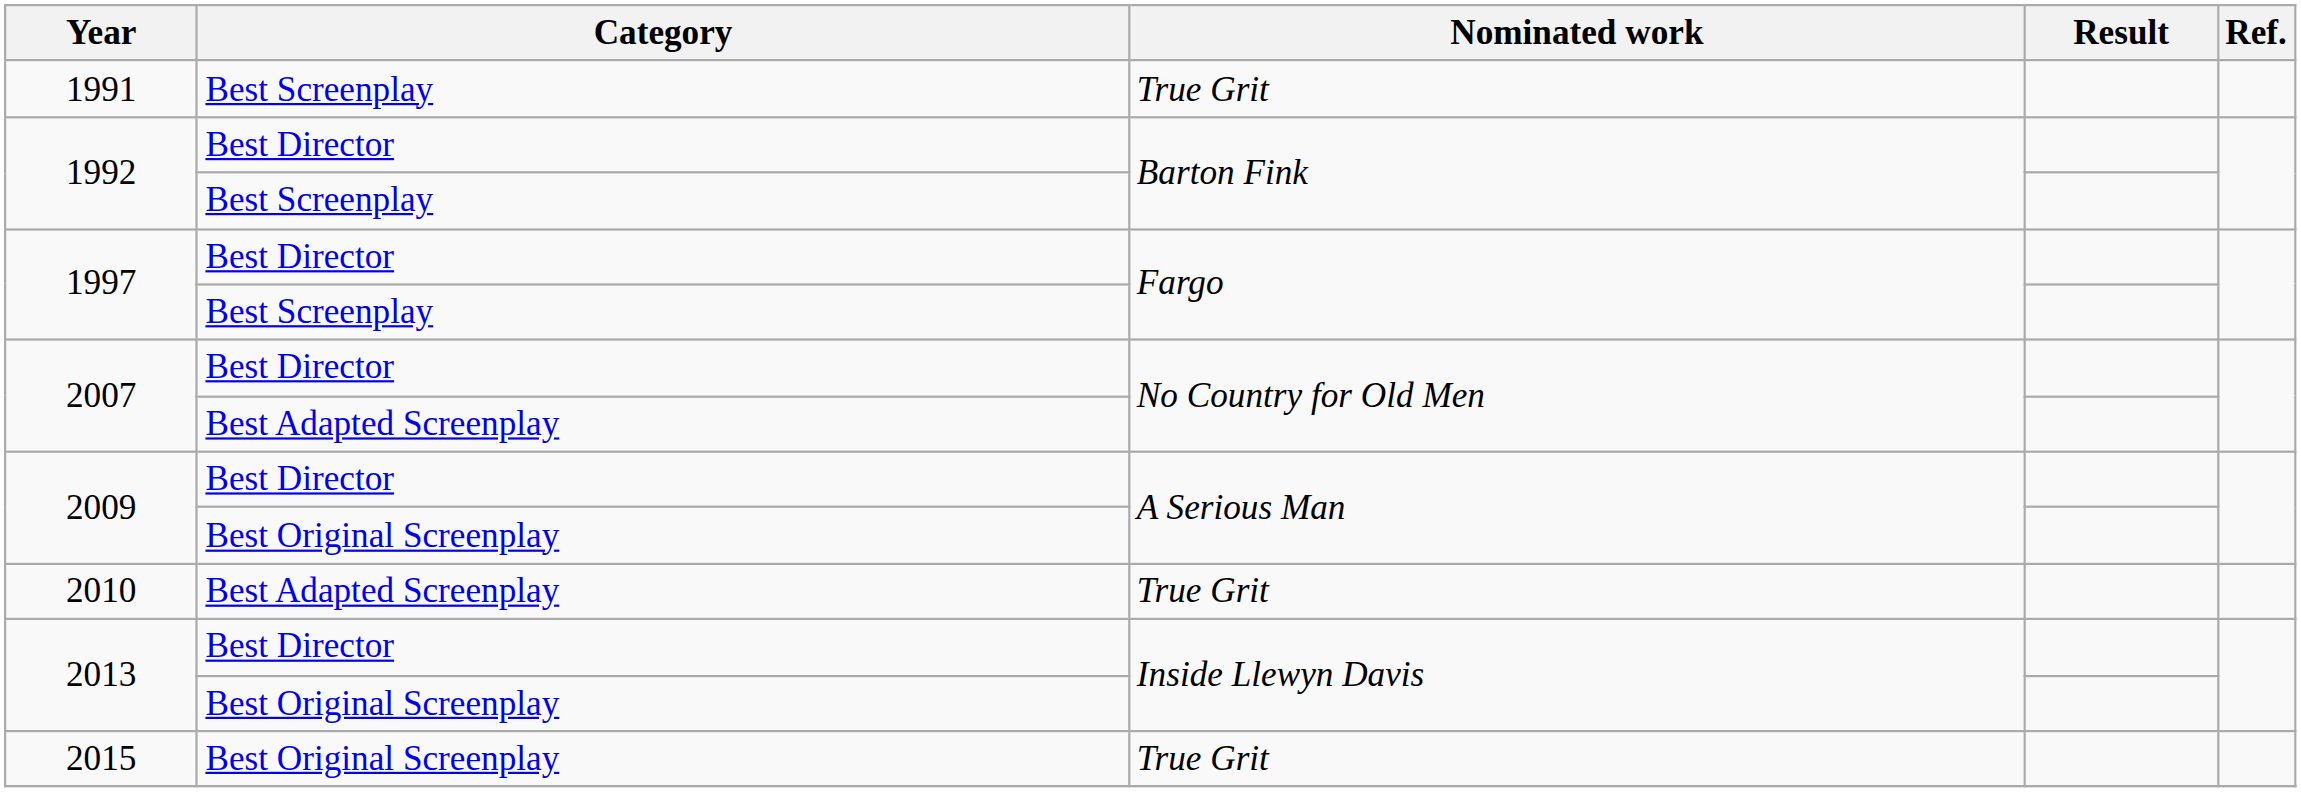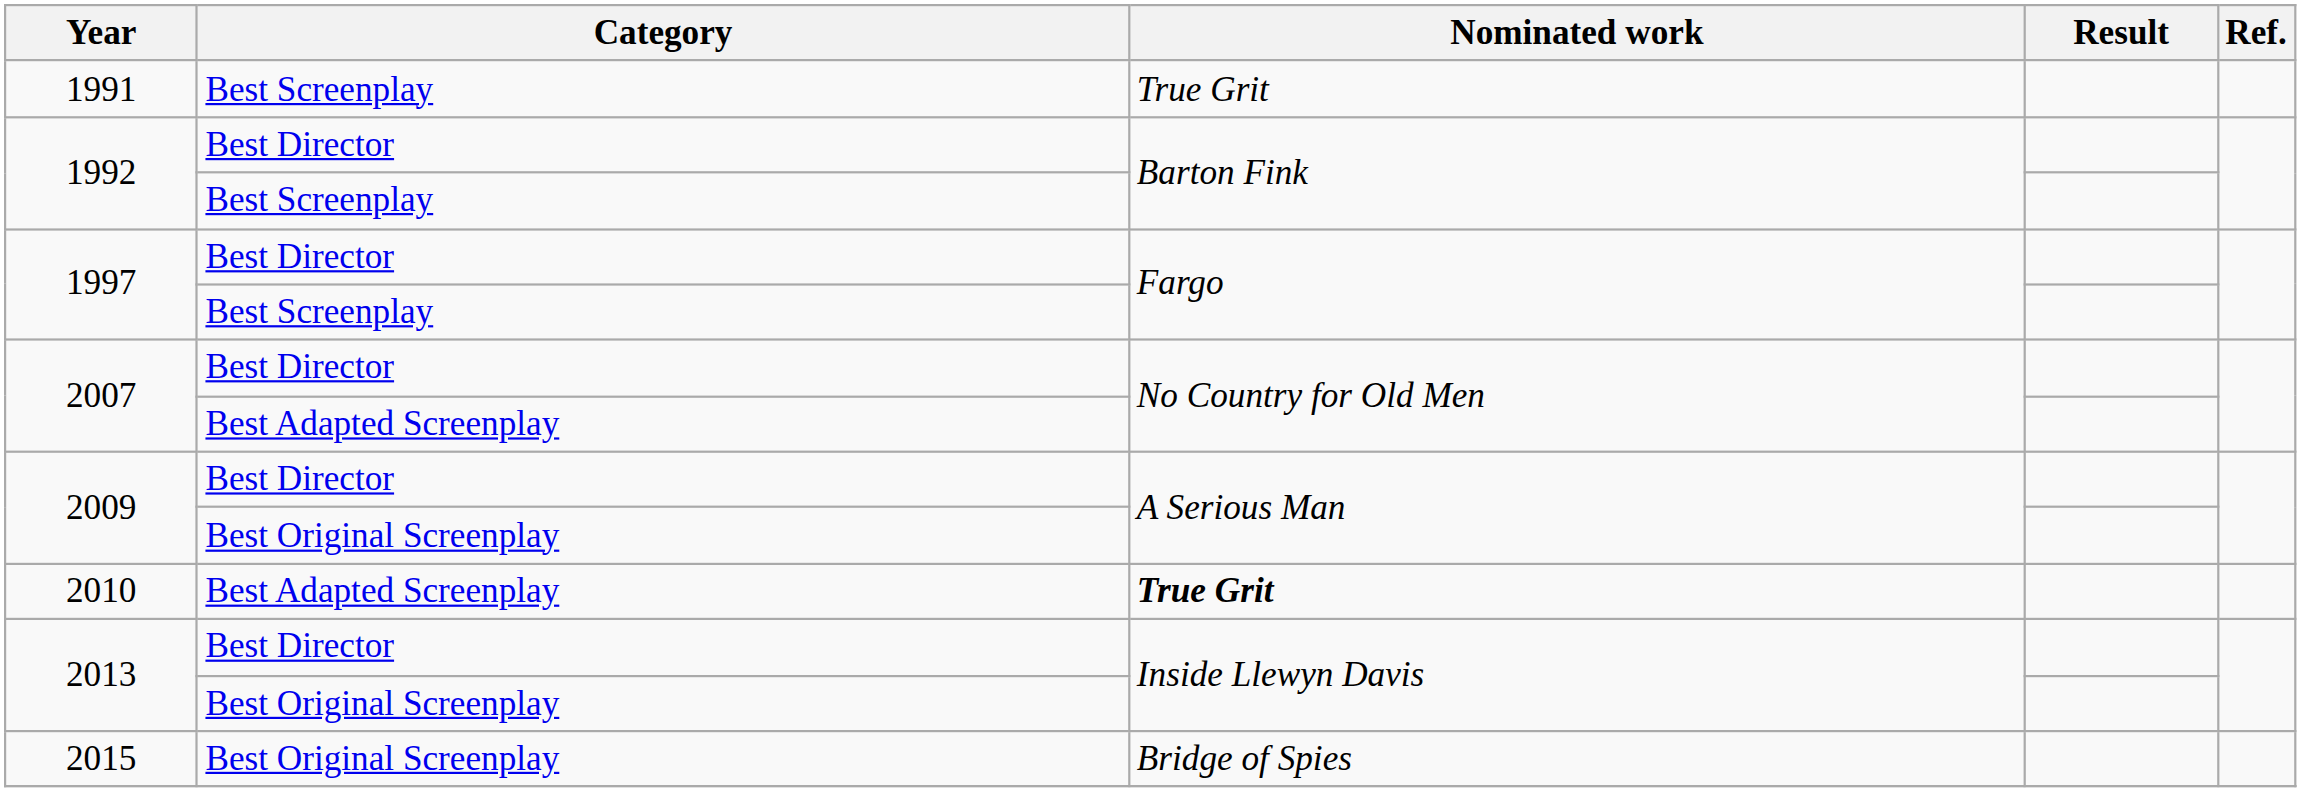(1203, 590) normal -> (1205, 590) bold
(1203, 758) True Grit -> (1244, 758) Bridge of Spies
